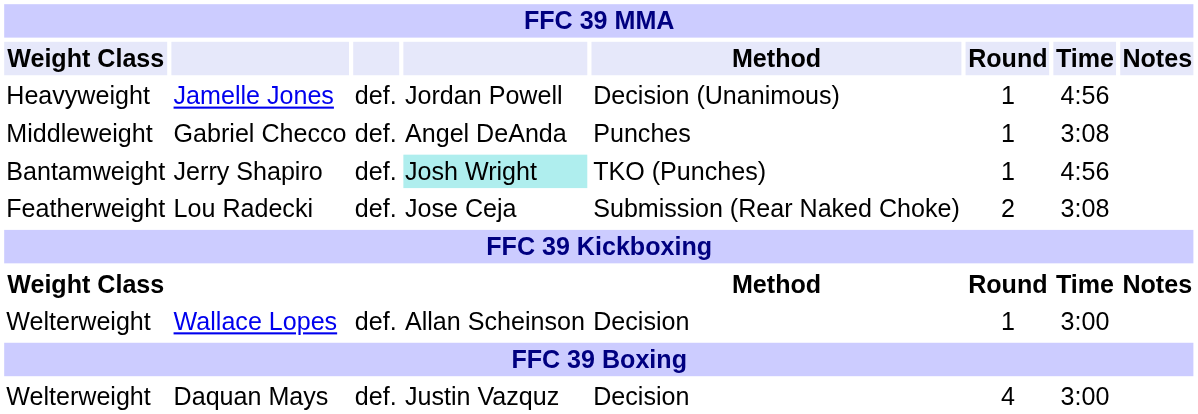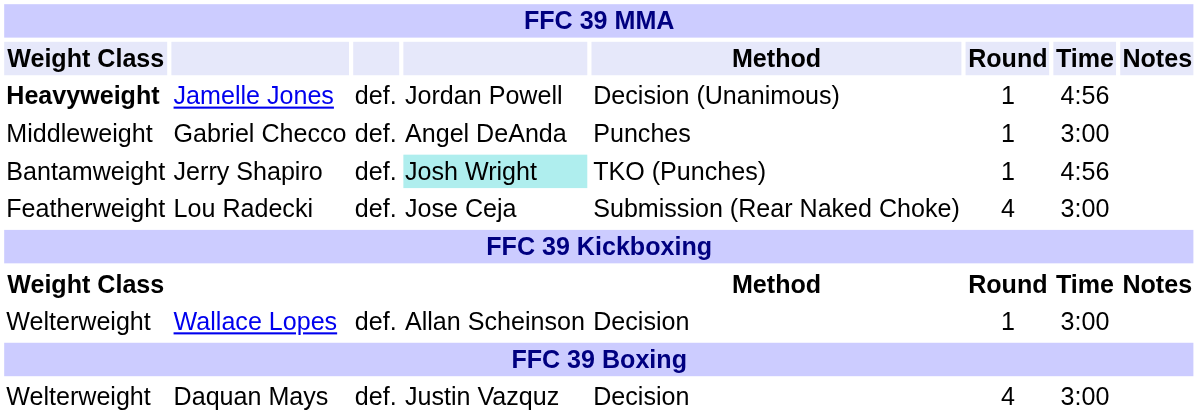(78, 96) normal -> (83, 96) bold
(1085, 134) 3:08 -> (1085, 134) 3:00
(1008, 209) 2 -> (1008, 209) 4
(1085, 209) 3:08 -> (1085, 209) 3:00
